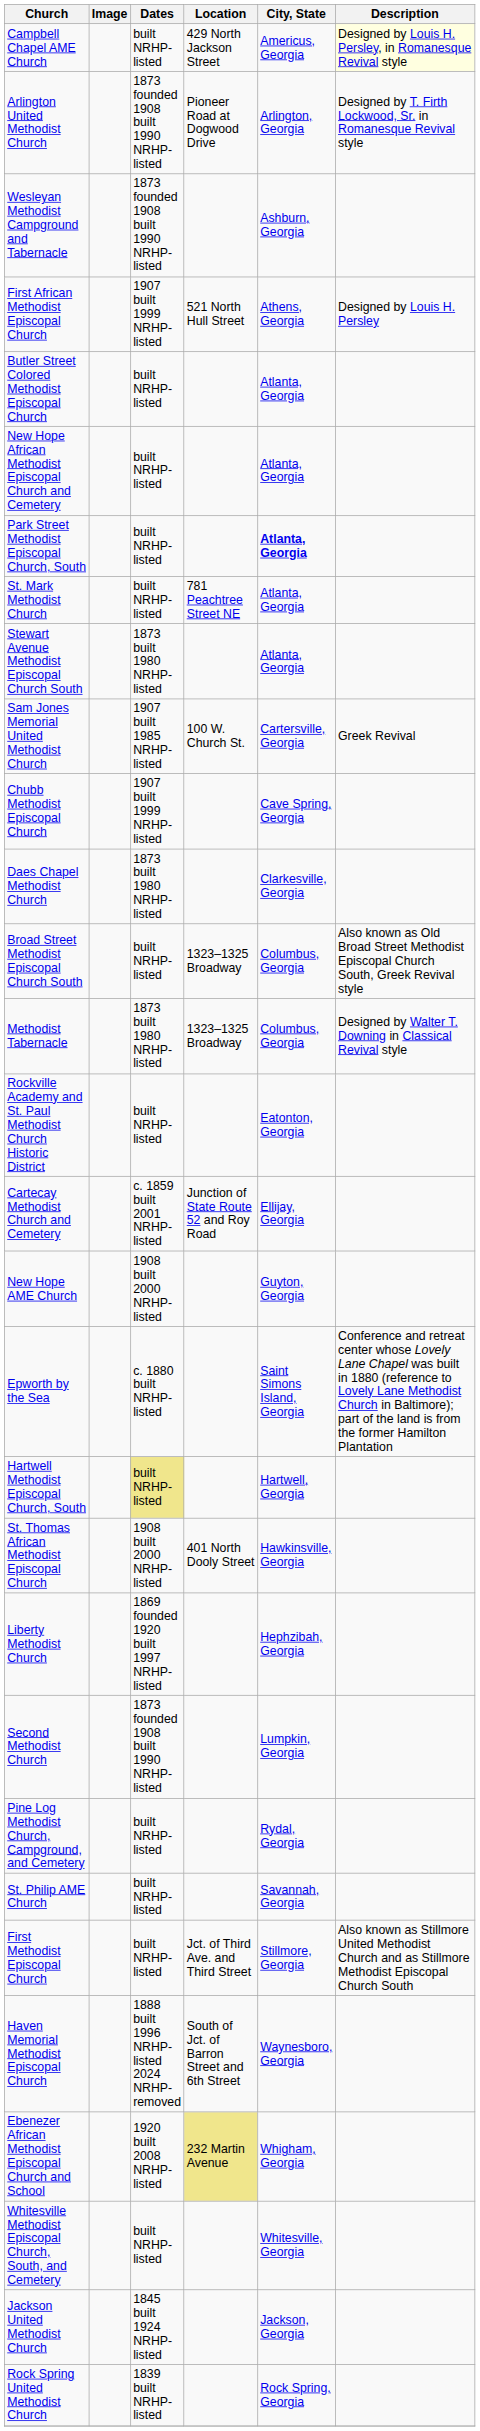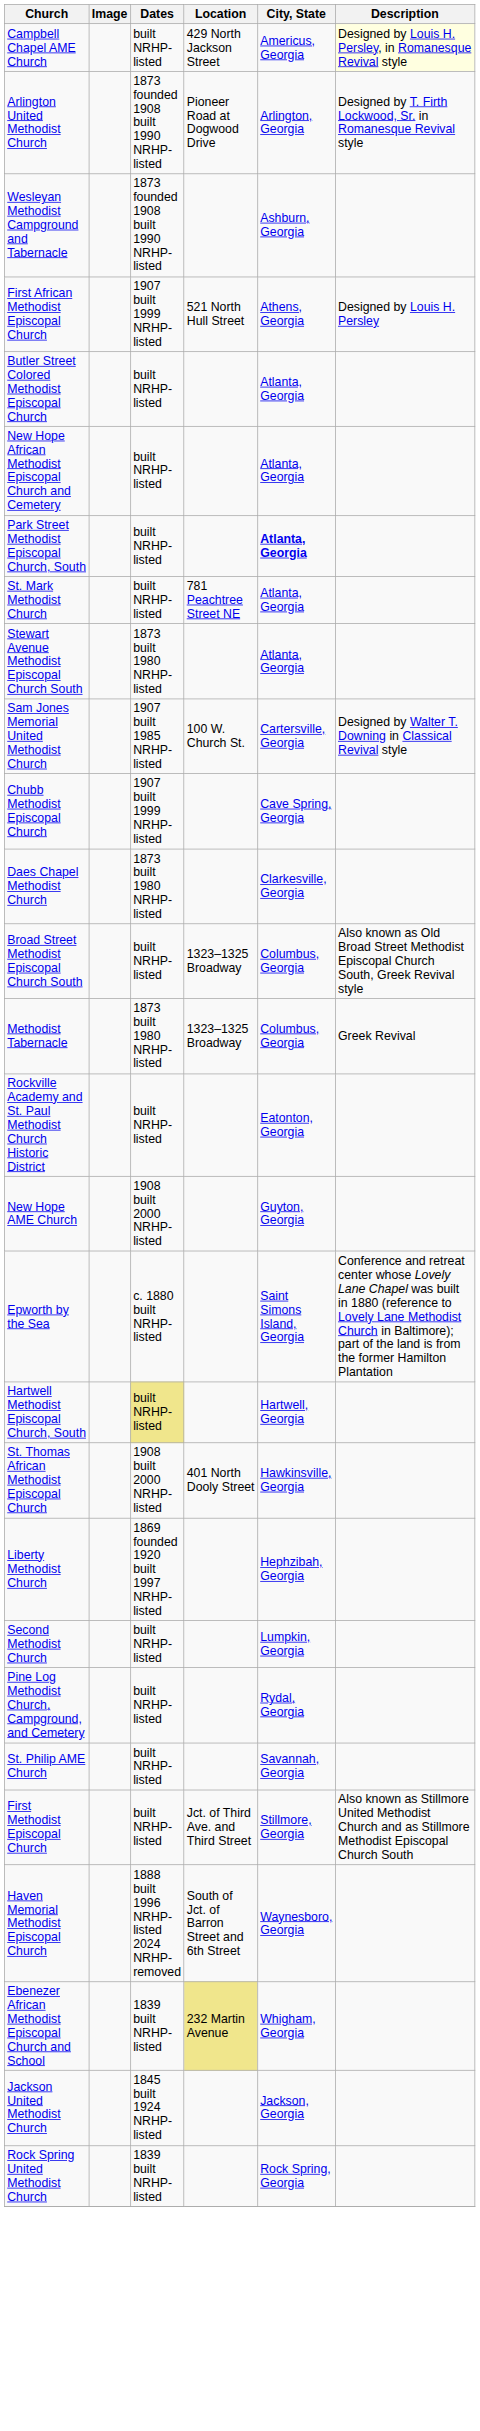(377, 736) Greek Revival -> (398, 736) Designed by Walter T. Downing in Classical Revival style
(398, 1036) Designed by Walter T. Downing in Classical Revival style -> (377, 1036) Greek Revival
- row: (39, 1213)
(155, 1746) 1873 founded 1908 built 1990 NRHP-listed -> (153, 1644) built NRHP-listed
(153, 2156) 1920 built 2008 NRHP-listed -> (153, 2026) 1839 built NRHP-listed
- row: (37, 2245)
